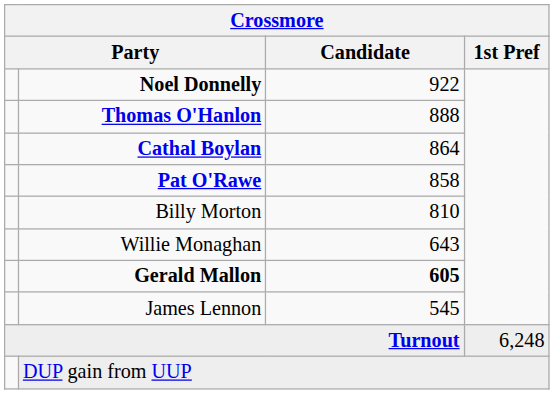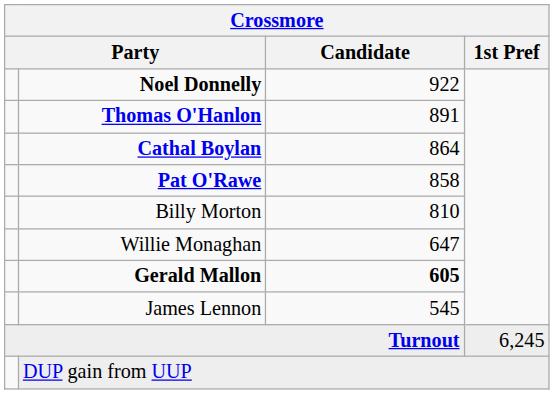(444, 116) 888 -> (444, 116) 891
(444, 244) 643 -> (444, 244) 647
(522, 340) 6,248 -> (522, 340) 6,245
